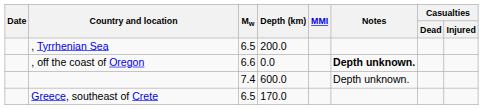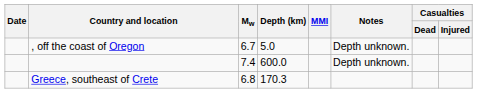- row: (70, 46)
(248, 63) 6.6 -> (248, 46) 6.7
(268, 63) 0.0 -> (268, 46) 5.0
(374, 63) bold -> (371, 46) normal
(248, 96) 6.5 -> (248, 79) 6.8
(273, 96) 170.0 -> (273, 79) 170.3
